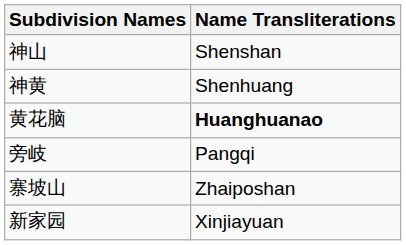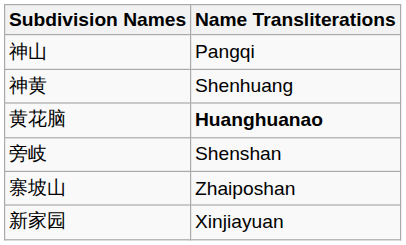(238, 51) Shenshan -> (225, 51) Pangqi
(225, 154) Pangqi -> (238, 154) Shenshan
